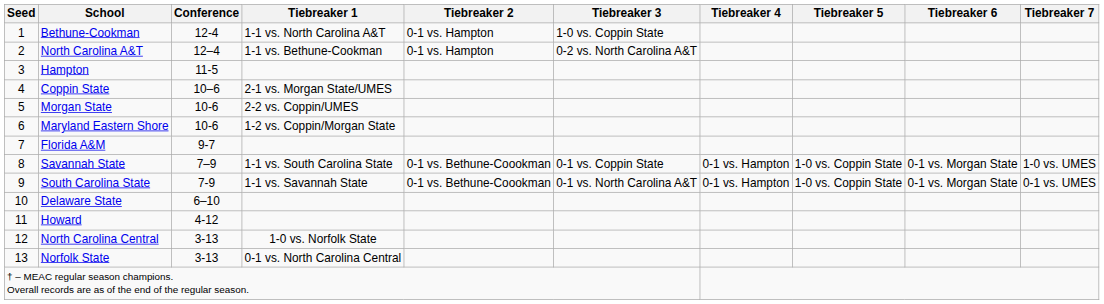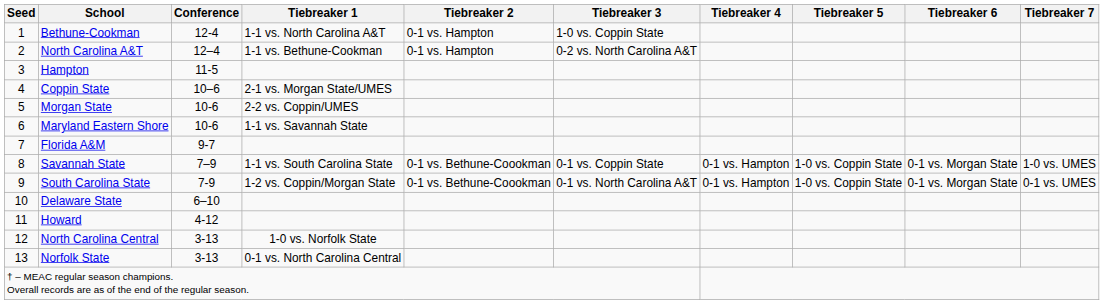(320, 126) 1-2 vs. Coppin/Morgan State -> (306, 126) 1-1 vs. Savannah State
(306, 182) 1-1 vs. Savannah State -> (320, 182) 1-2 vs. Coppin/Morgan State
